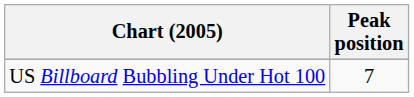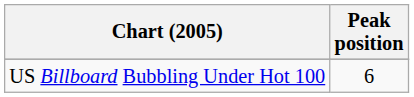(369, 75) 7 -> (369, 75) 6
